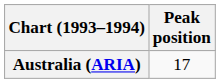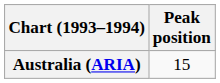(182, 64) 17 -> (182, 64) 15
